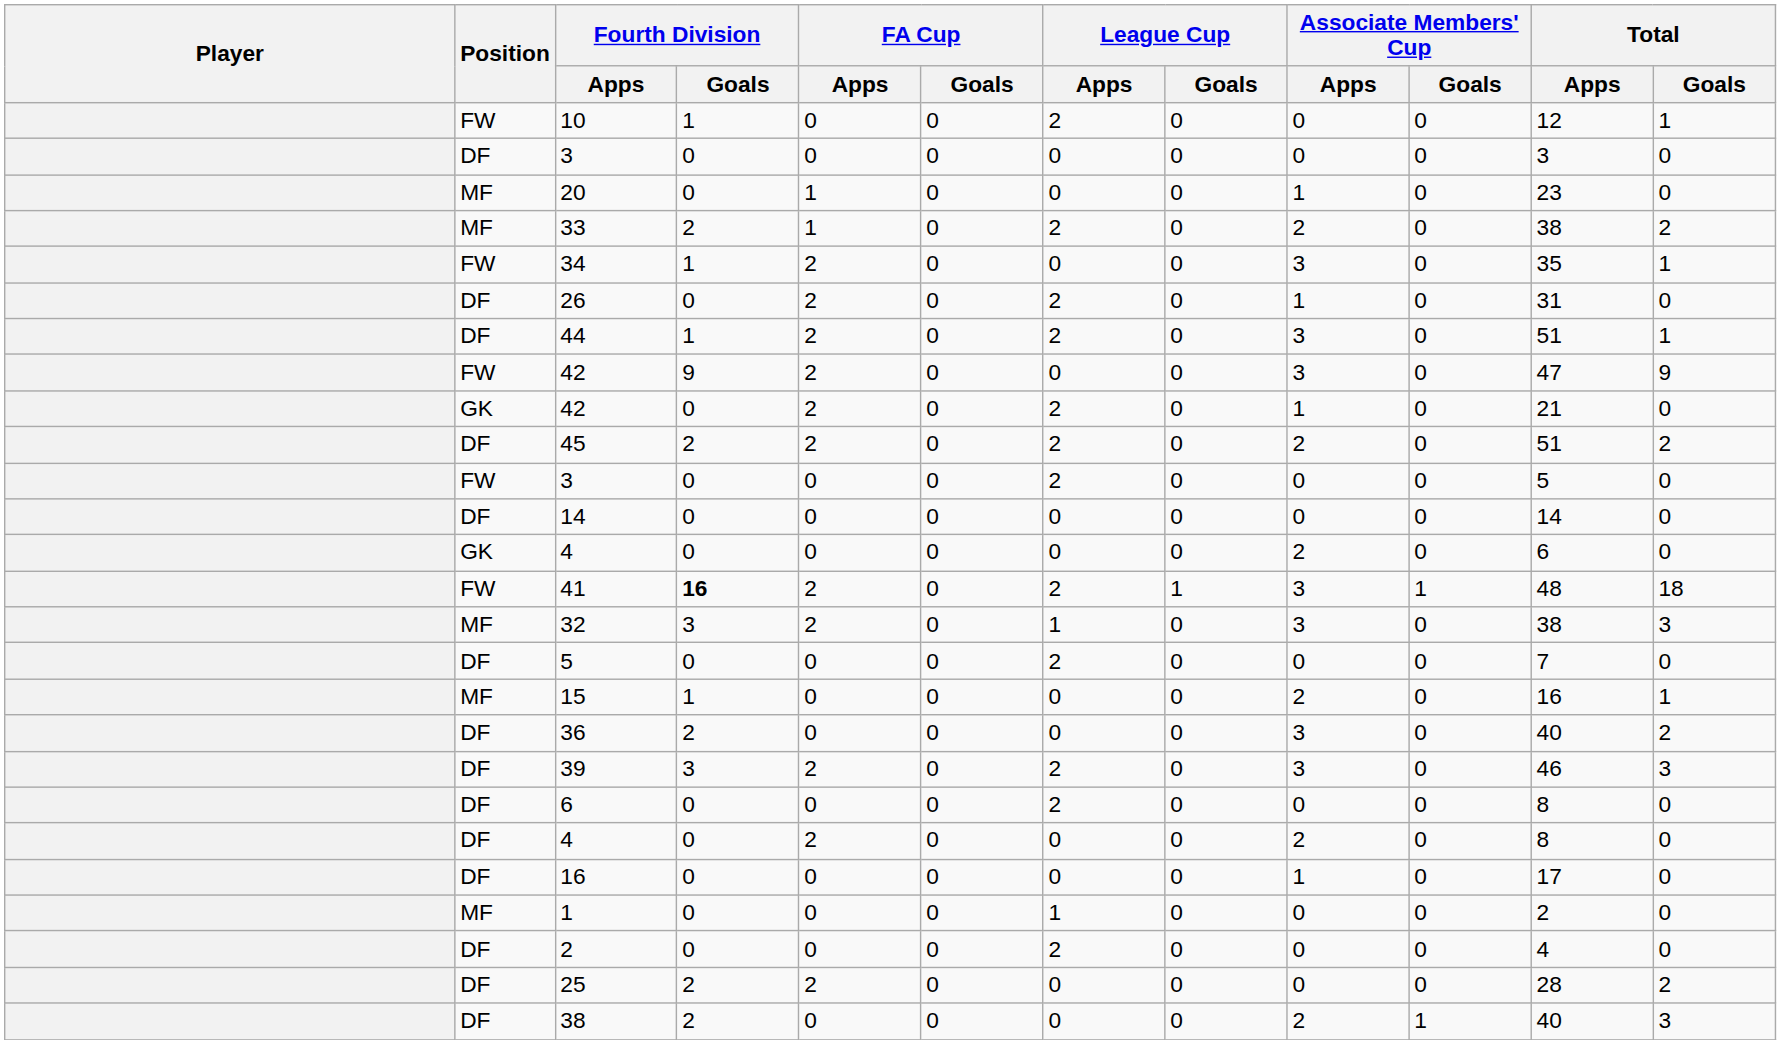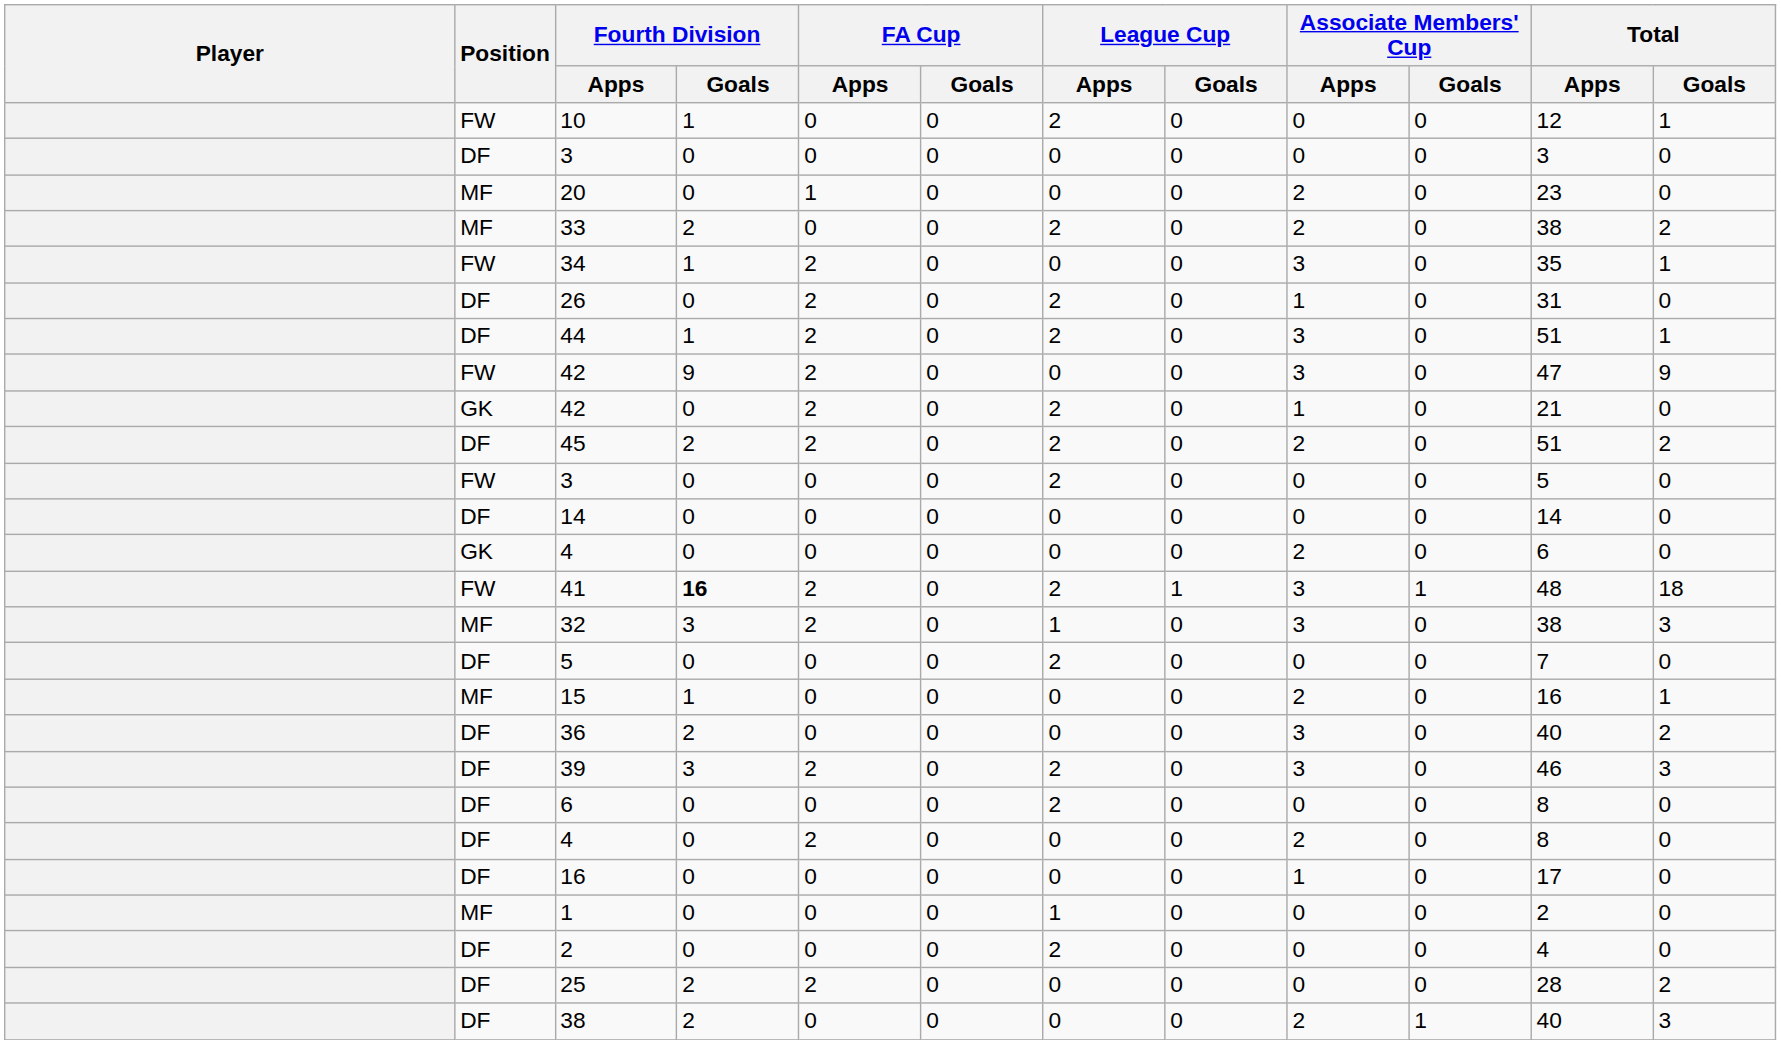(1299, 192) 1 -> (1299, 192) 2
(811, 228) 1 -> (811, 228) 0
